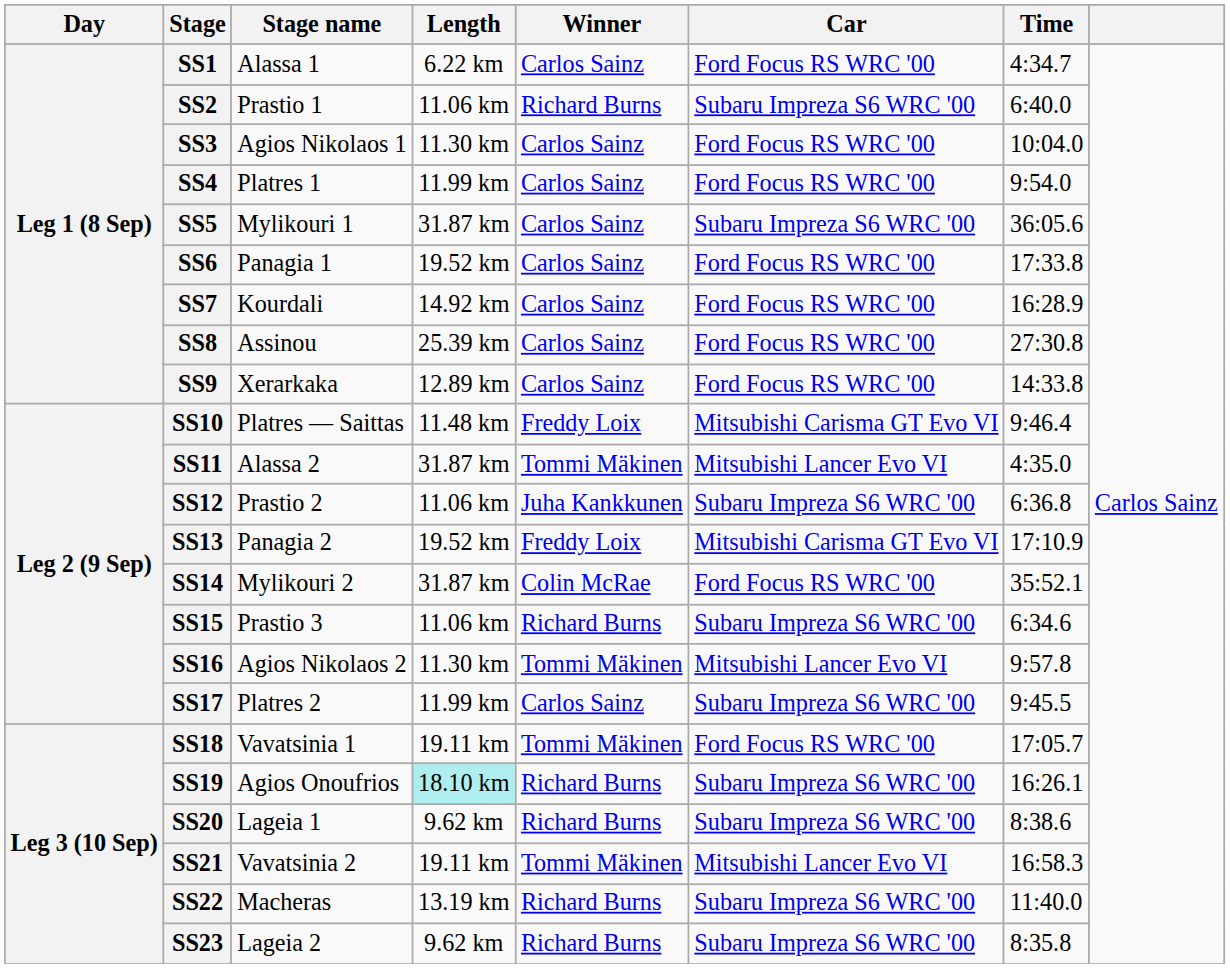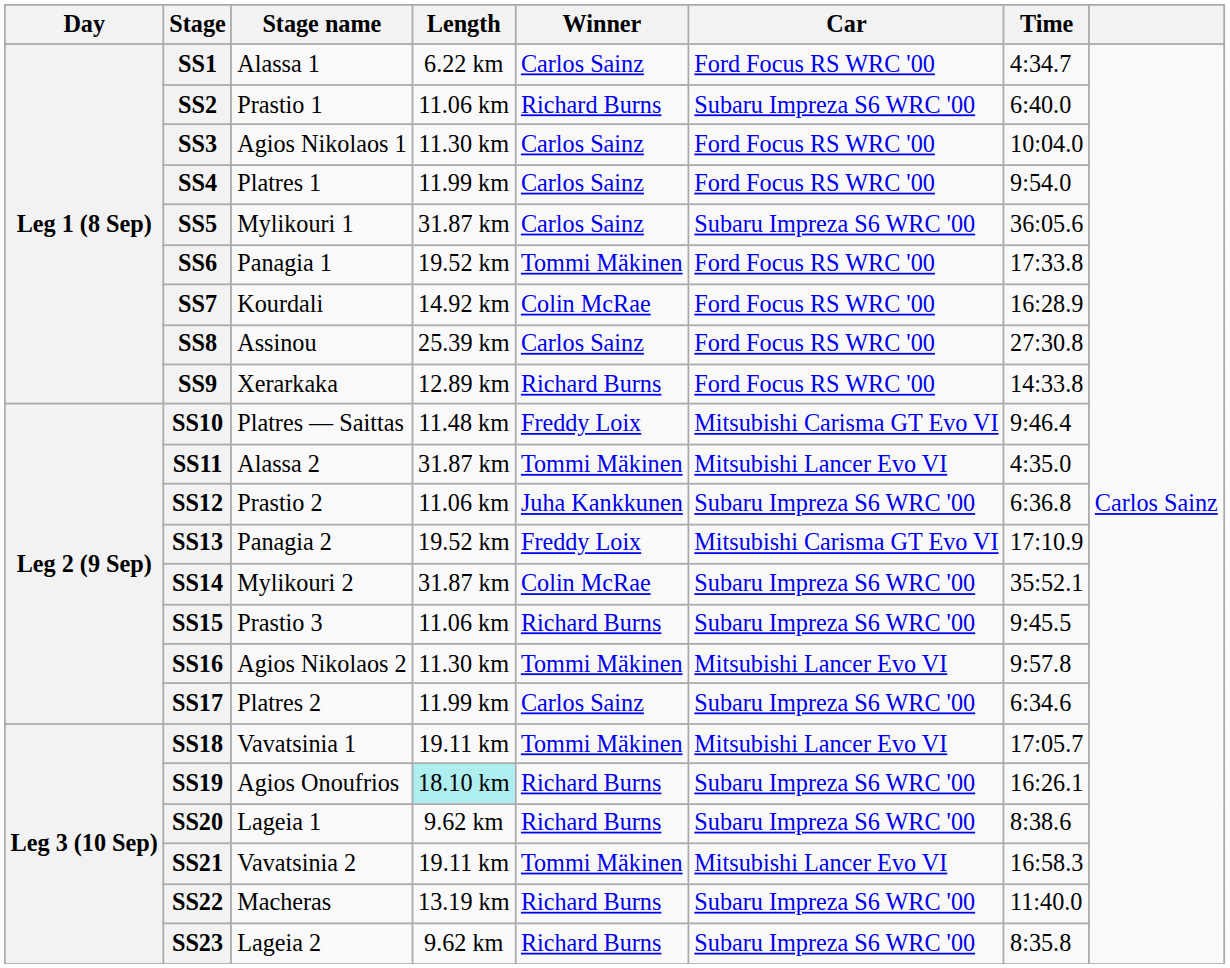(582, 263) Carlos Sainz -> (602, 263) Tommi Mäkinen
(582, 303) Carlos Sainz -> (586, 303) Colin McRae
(582, 383) Carlos Sainz -> (591, 383) Richard Burns
(815, 583) Ford Focus RS WRC '00 -> (835, 583) Subaru Impreza S6 WRC '00
(1041, 623) 6:34.6 -> (1041, 623) 9:45.5
(1041, 703) 9:45.5 -> (1041, 703) 6:34.6
(815, 742) Ford Focus RS WRC '00 -> (821, 742) Mitsubishi Lancer Evo VI
